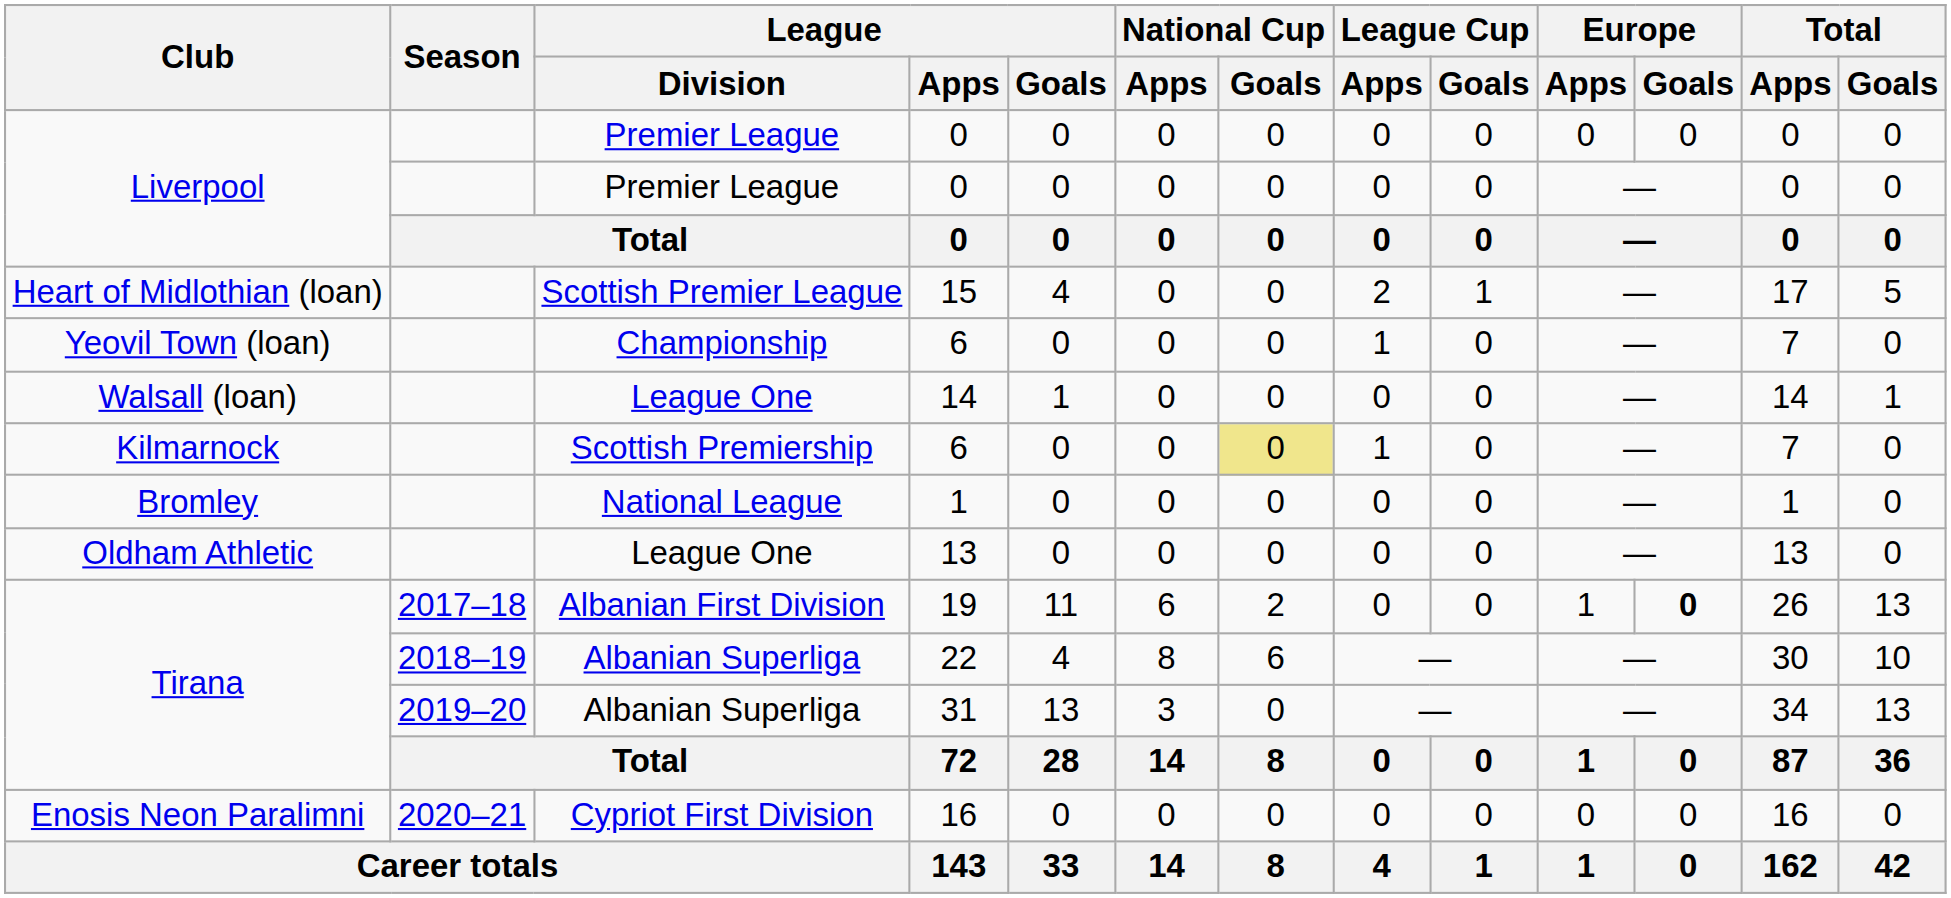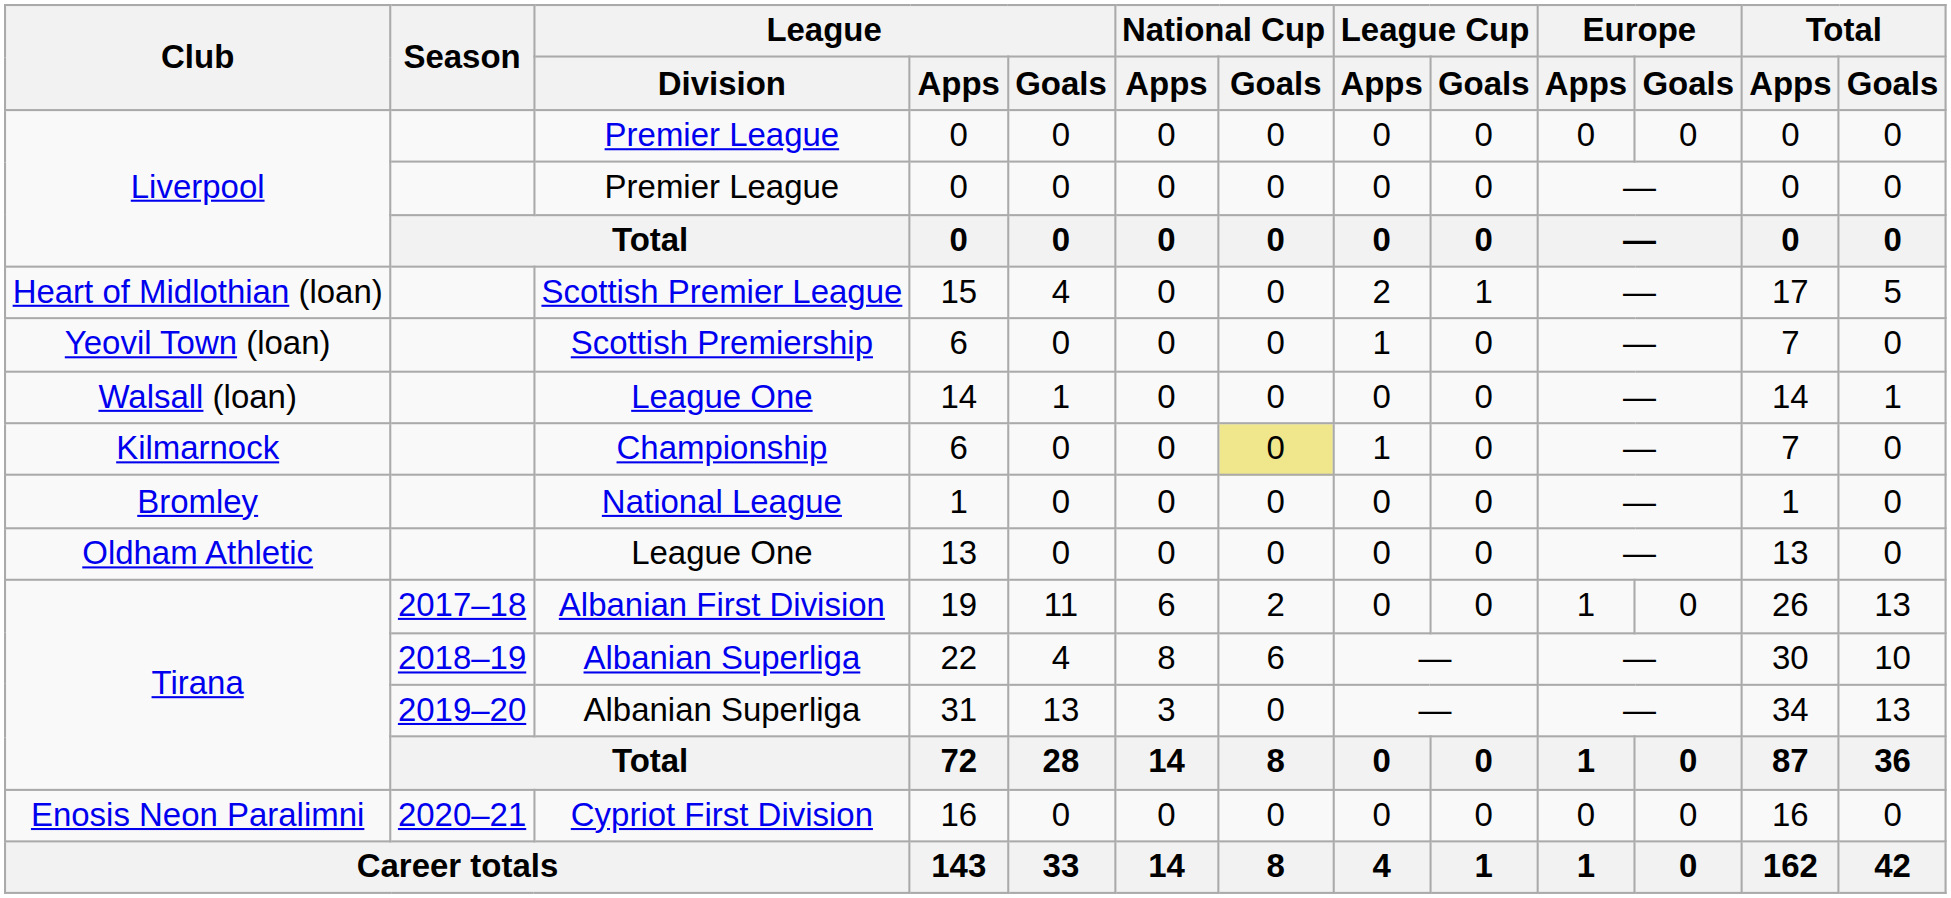(722, 344) Championship -> (722, 344) Scottish Premiership
(722, 448) Scottish Premiership -> (722, 448) Championship
(1688, 605) bold -> (1688, 605) normal
